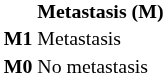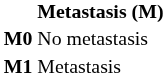rows swapped: (18, 66) <-> (18, 39)
